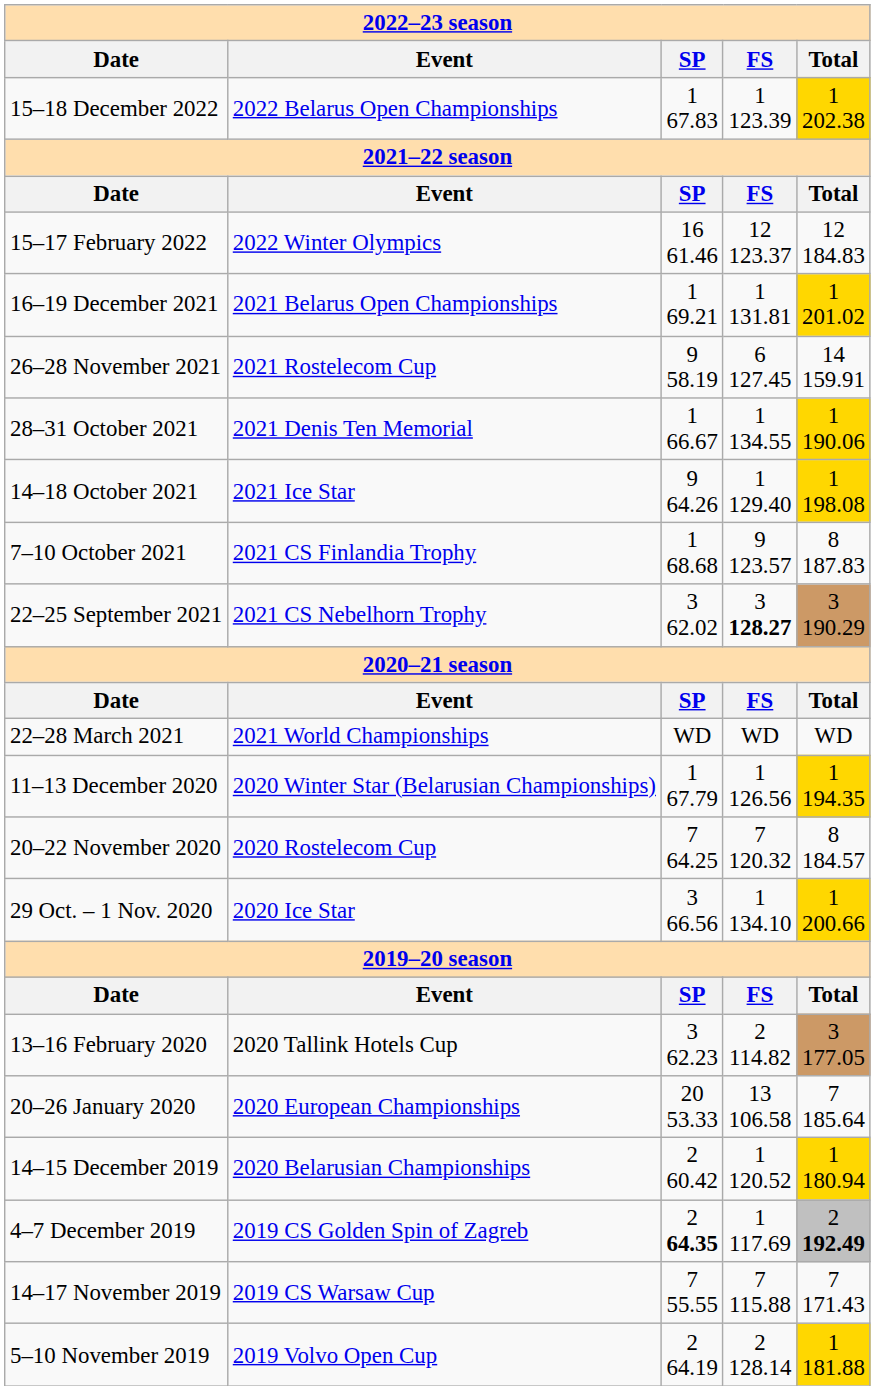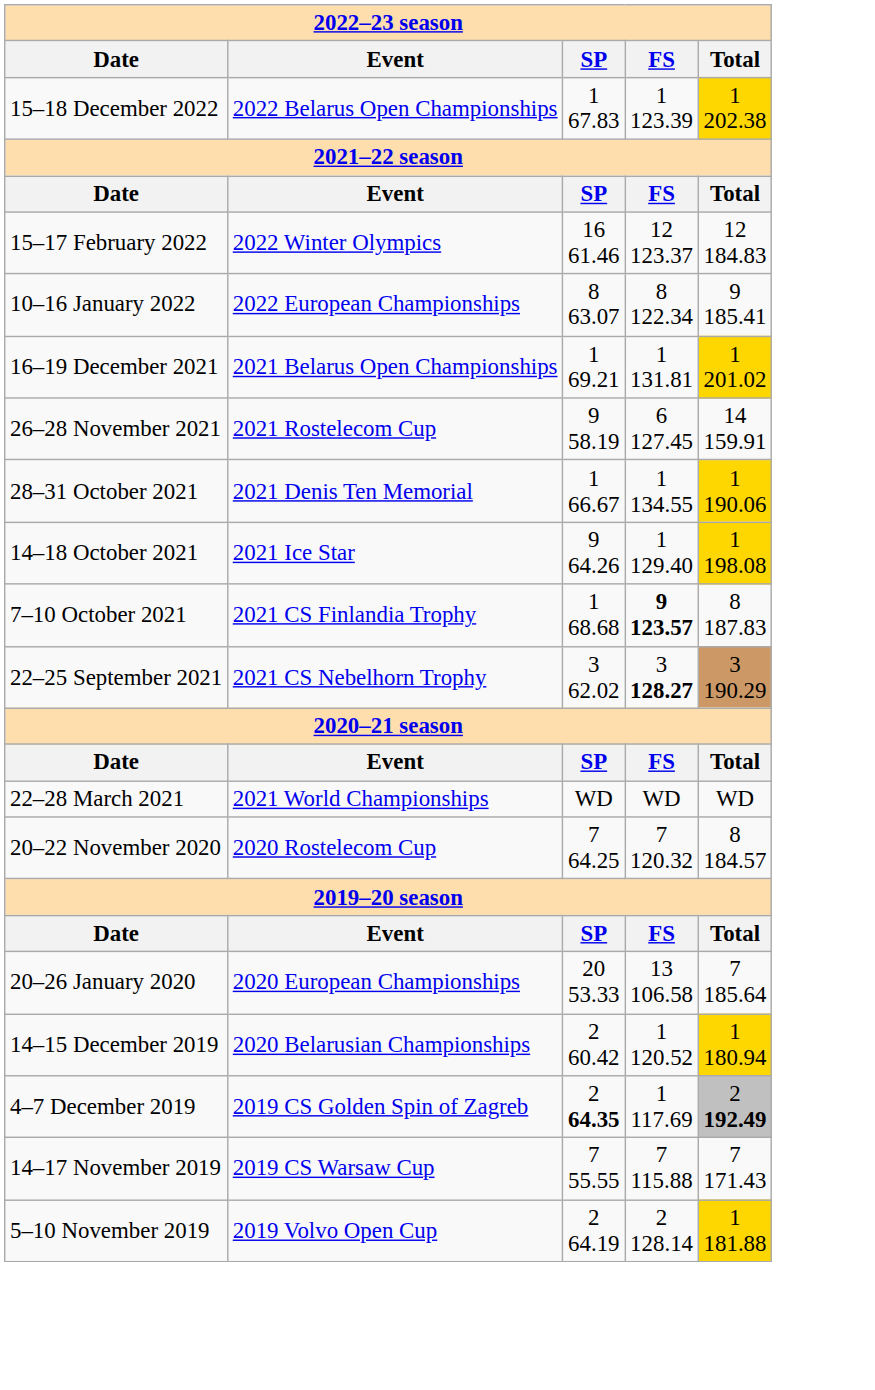+ row: (103, 304)
(760, 552) normal -> (662, 614) bold
- row: (114, 785)
- row: (111, 909)
- row: (108, 1044)
